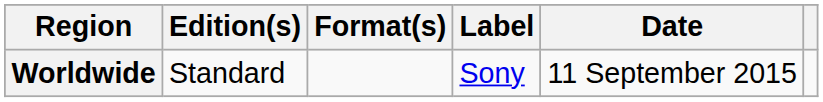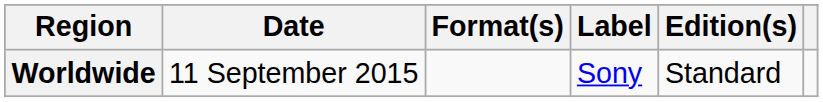columns swapped: (672, 27) <-> (235, 27)
